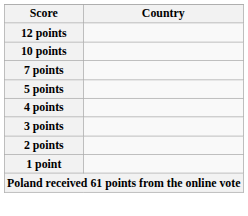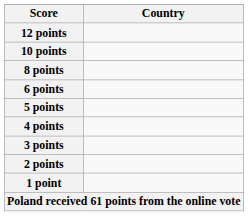+ row: (44, 70)
- row: (44, 70)
+ row: (44, 88)
